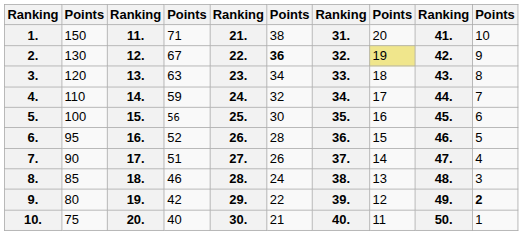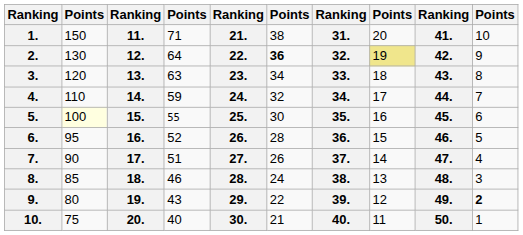(174, 55) 67 -> (174, 55) 64
(75, 117) no background -> (75, 117) lightyellow background
(174, 118) 56 -> (174, 118) 55
(174, 199) 42 -> (174, 199) 43
